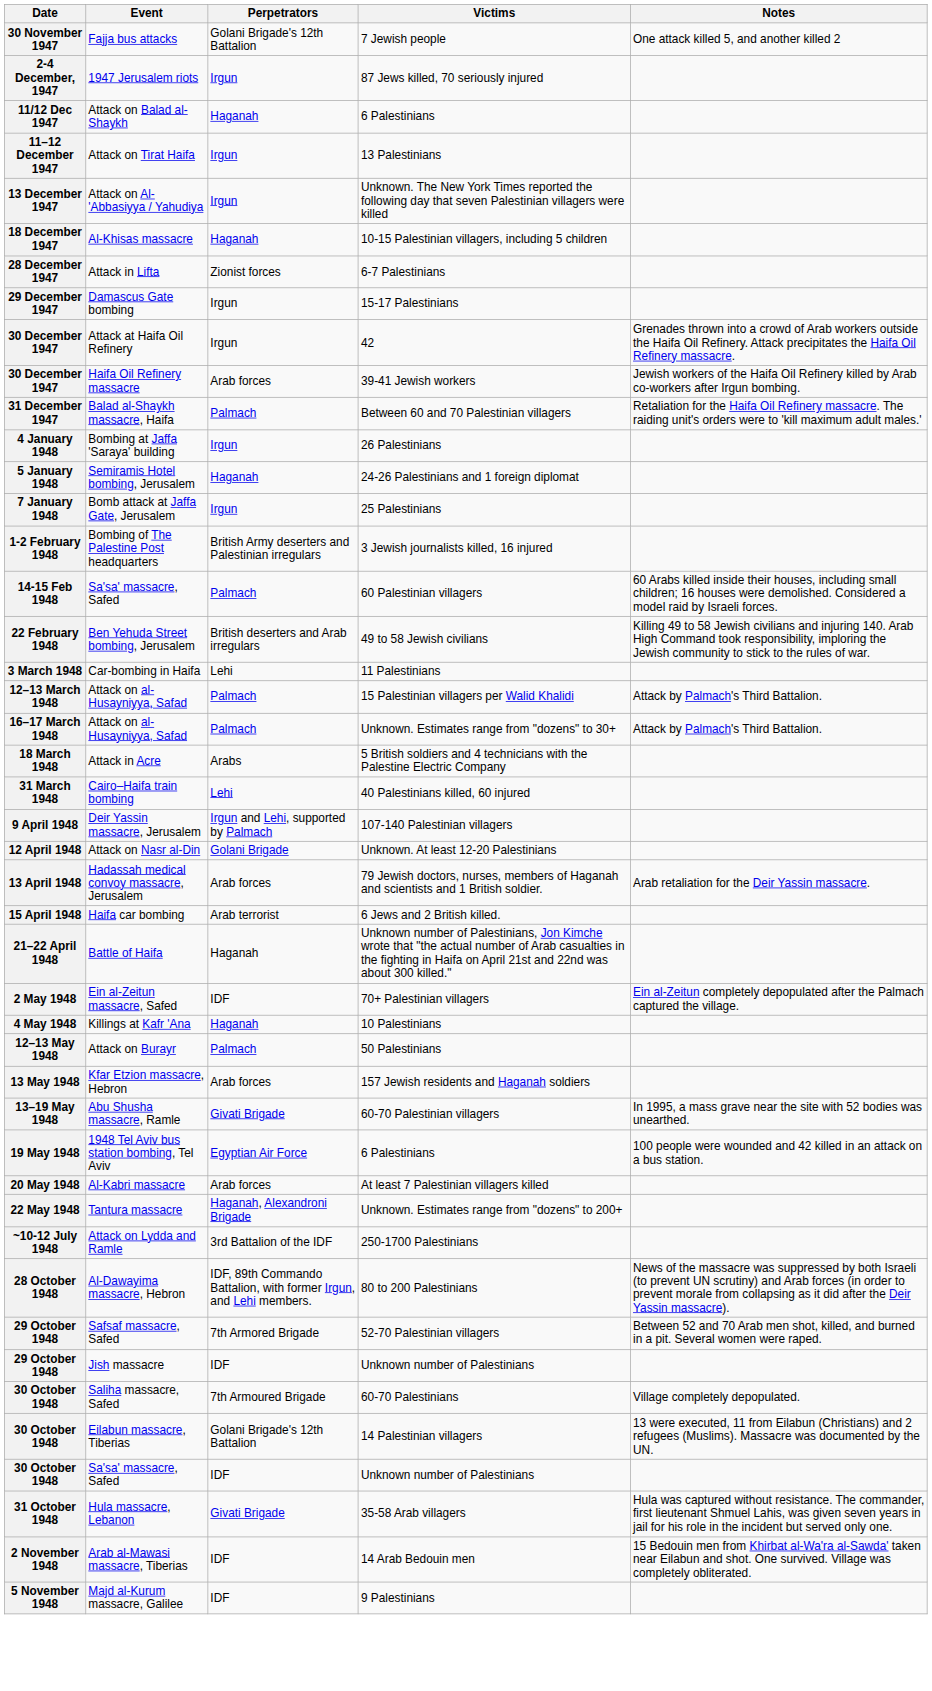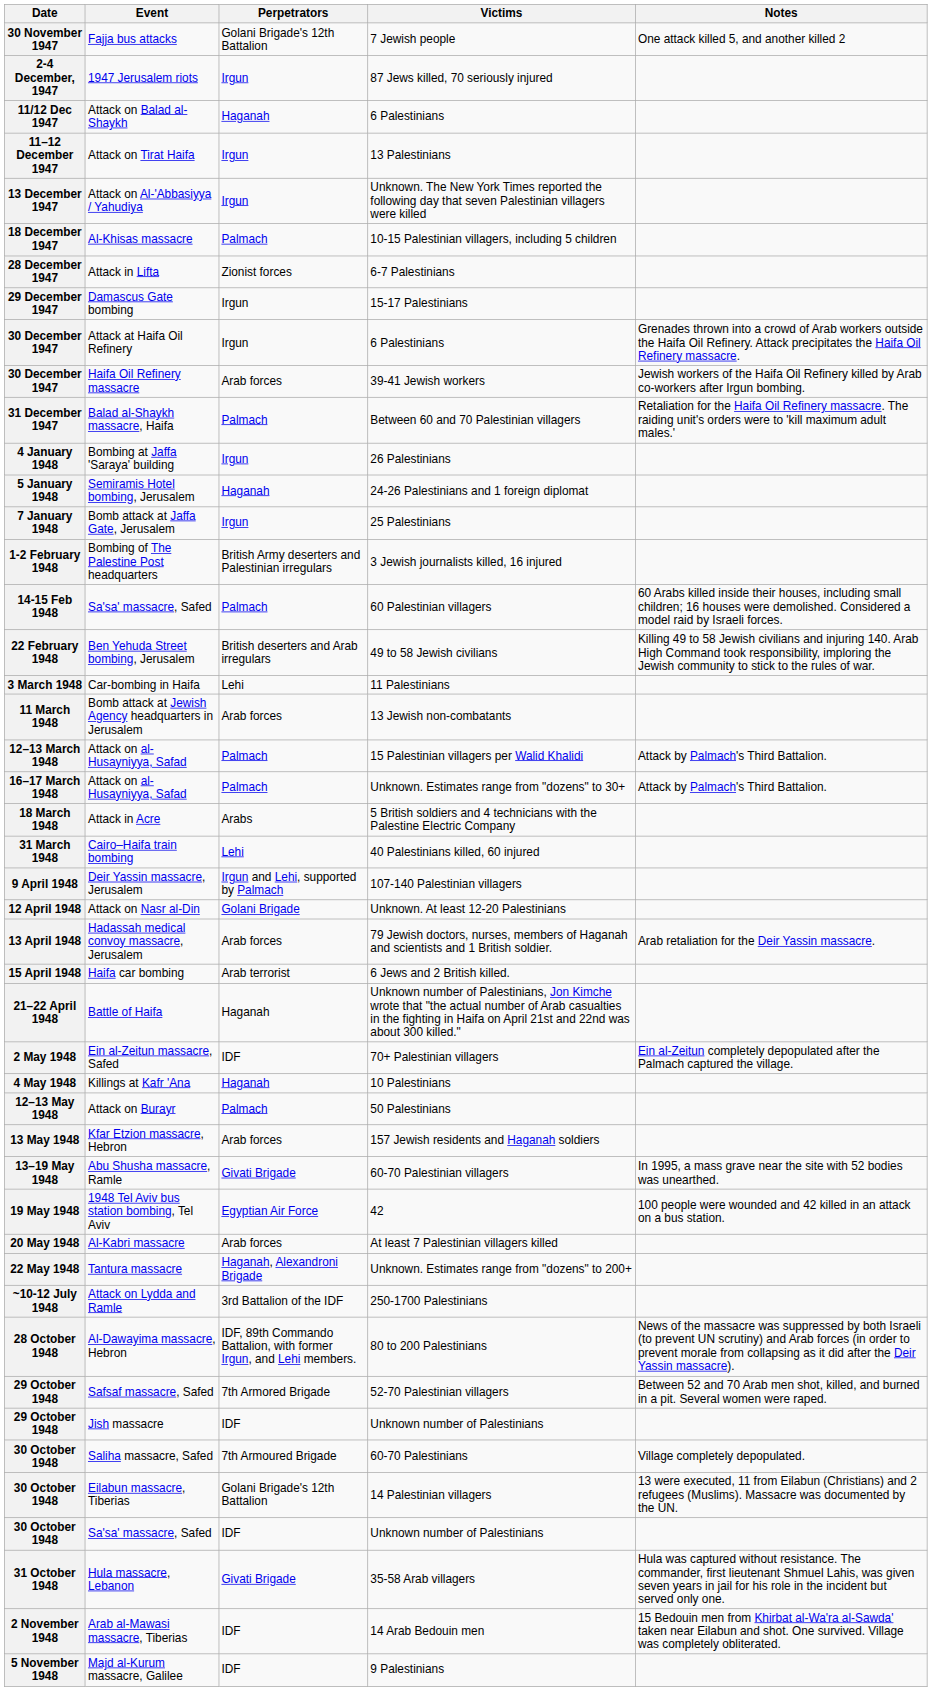(234, 239) Haganah -> (244, 239) Palmach
(368, 342) 42 -> (407, 342) 6 Palestinians
+ row: (45, 716)
(398, 1153) 6 Palestinians -> (377, 1211) 42
